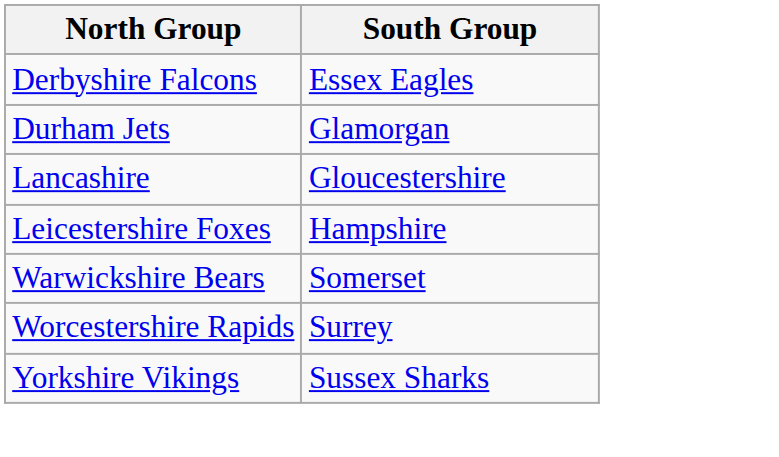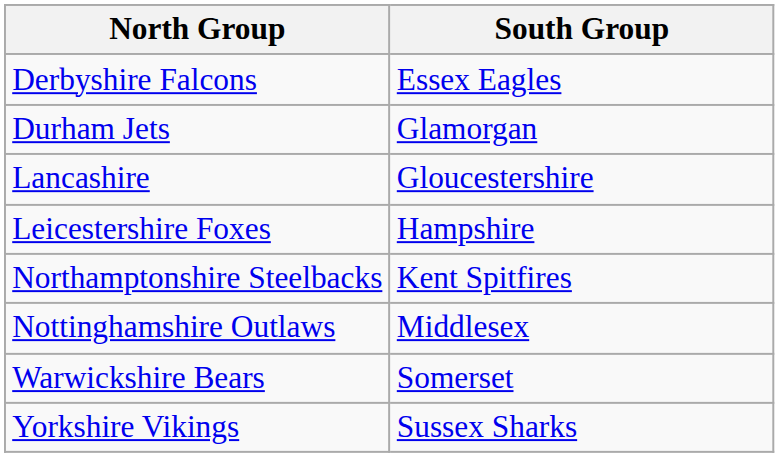+ row: (197, 278)
+ row: (174, 327)
- row: (153, 327)
